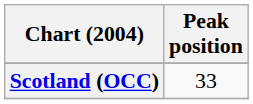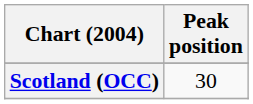(206, 80) 33 -> (206, 80) 30
